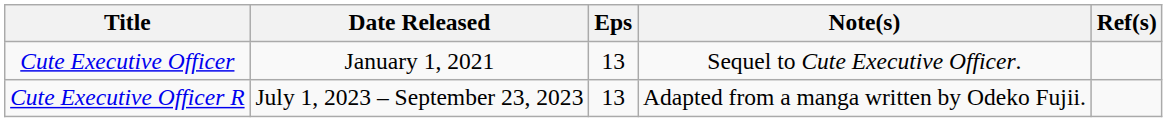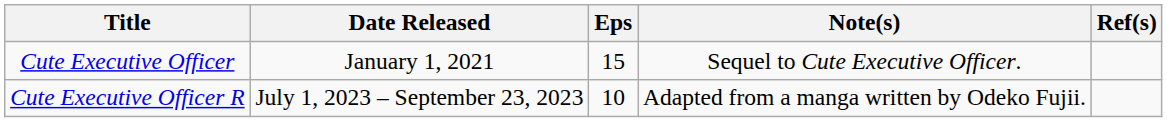(613, 60) 13 -> (613, 60) 15
(613, 97) 13 -> (613, 97) 10
